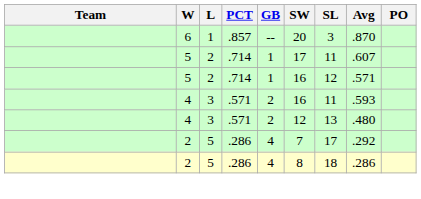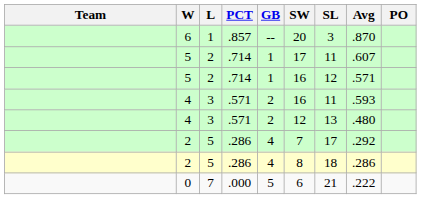+ row: (188, 183)
